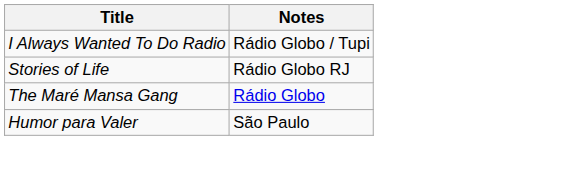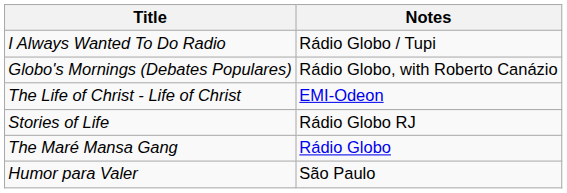+ row: (150, 69)
+ row: (125, 95)
